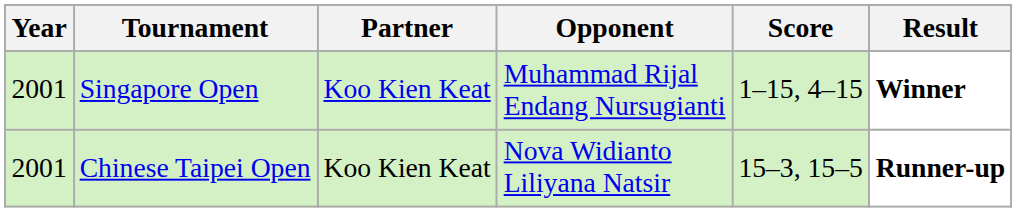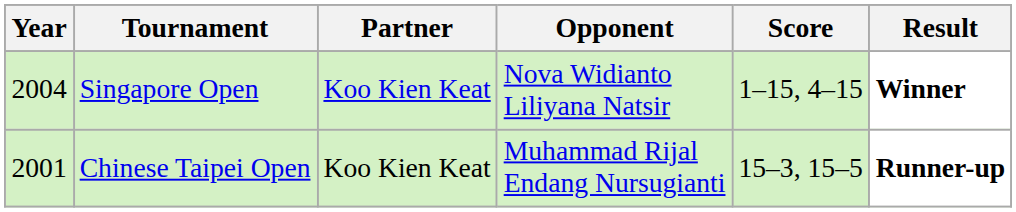(39, 89) 2001 -> (39, 89) 2004
(615, 89) Muhammad Rijal Endang Nursugianti -> (588, 89) Nova Widianto Liliyana Natsir
(588, 167) Nova Widianto Liliyana Natsir -> (615, 167) Muhammad Rijal Endang Nursugianti
